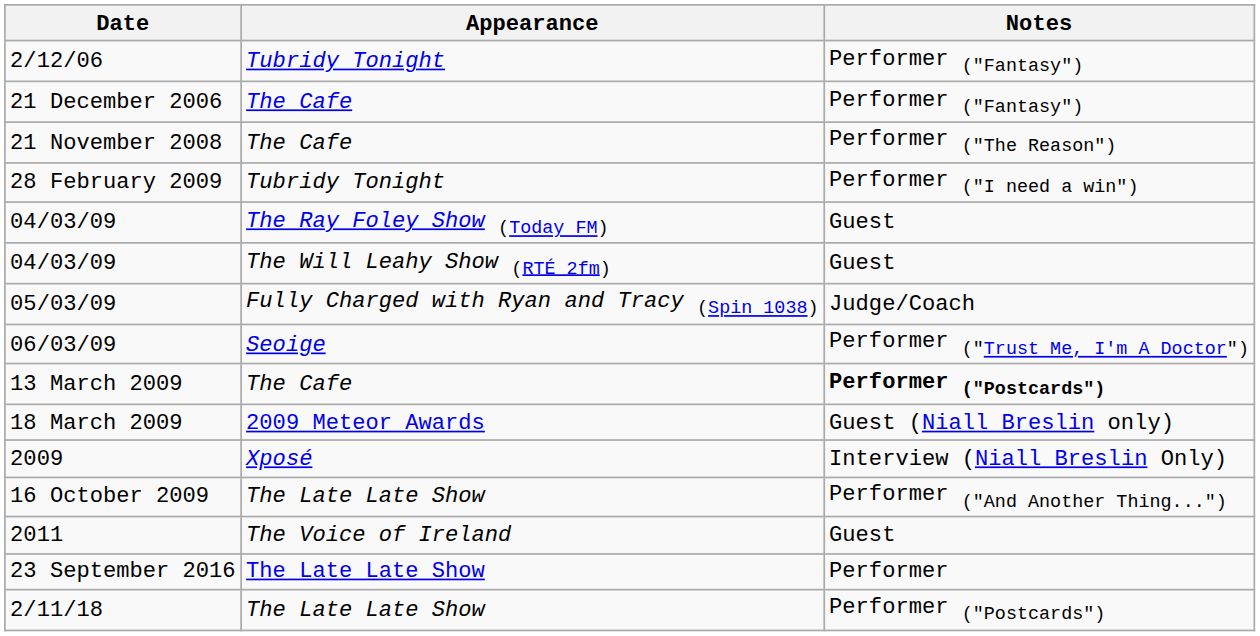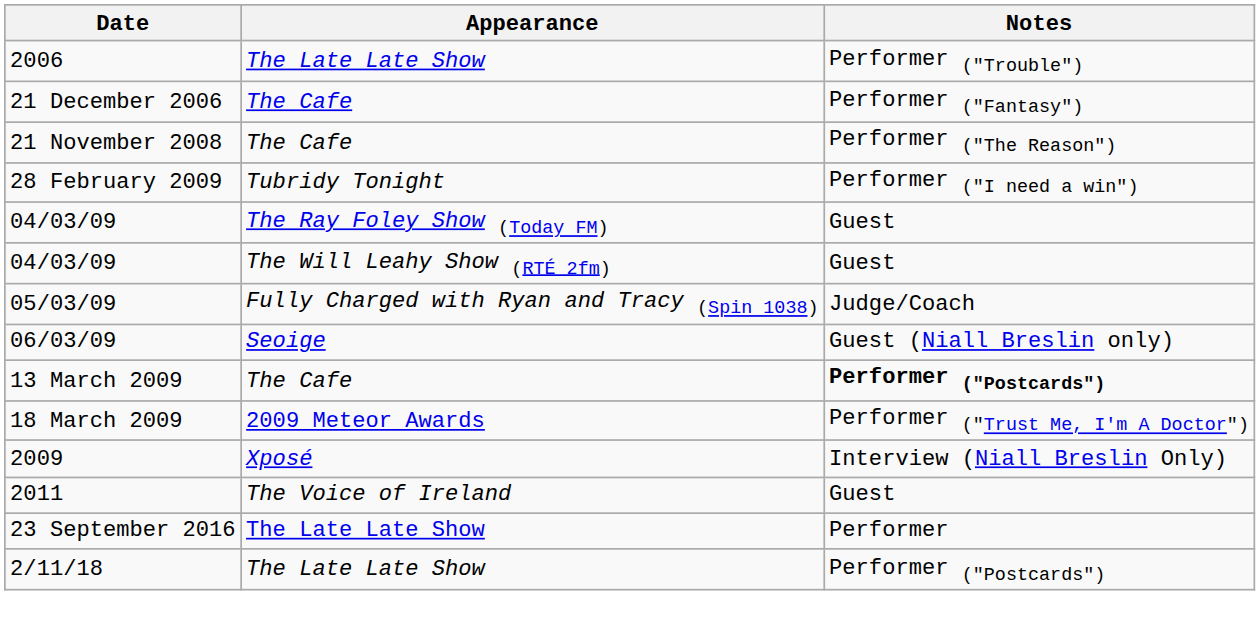+ row: (37, 61)
- row: (57, 61)
(1039, 344) Performer ("Trust Me, I'm A Doctor") -> (1002, 342) Guest (Niall Breslin only)
(1002, 423) Guest (Niall Breslin only) -> (1039, 421) Performer ("Trust Me, I'm A Doctor")
- row: (110, 497)
